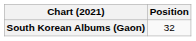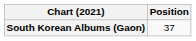(169, 28) 32 -> (169, 28) 37
